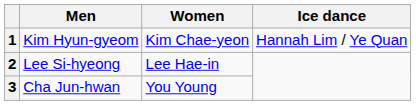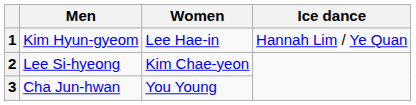(197, 40) Kim Chae-yeon -> (182, 40) Lee Hae-in
(182, 64) Lee Hae-in -> (197, 64) Kim Chae-yeon
